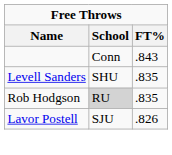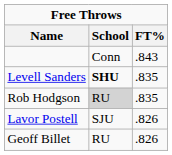(105, 77) normal -> (105, 77) bold
+ row: (39, 139)
